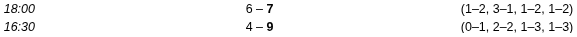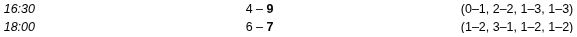rows swapped: (19, 26) <-> (19, 9)
